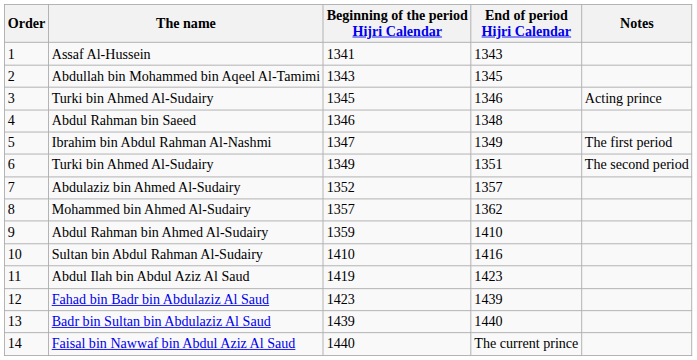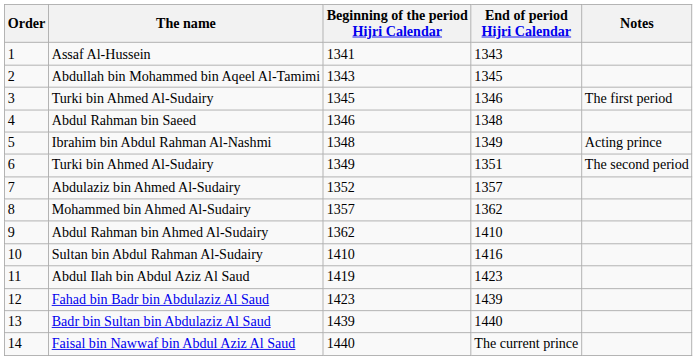(623, 98) Acting prince -> (629, 98) The first period
(341, 143) 1347 -> (341, 143) 1348
(629, 143) The first period -> (623, 143) Acting prince
(341, 232) 1359 -> (341, 232) 1362
